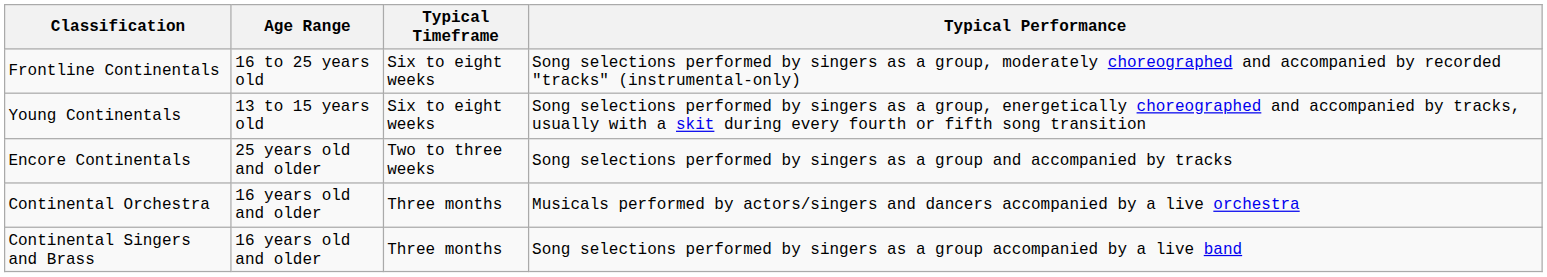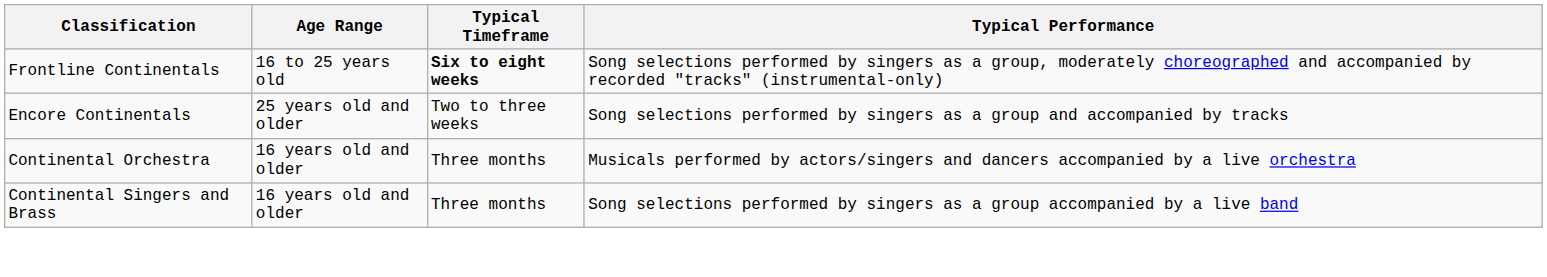(445, 71) normal -> (489, 71) bold
- row: (95, 116)
